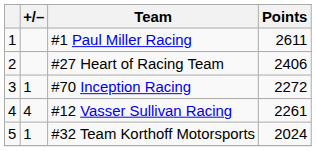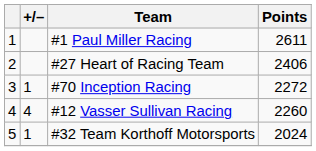(291, 111) 2261 -> (291, 111) 2260
